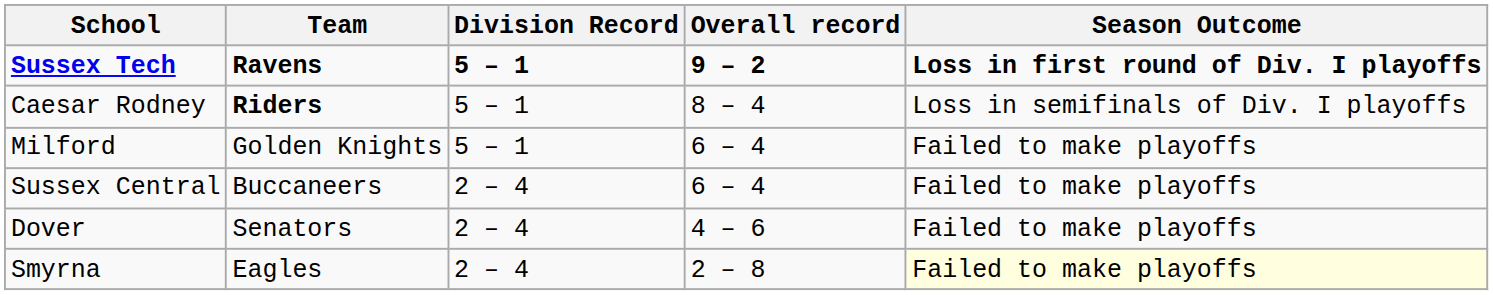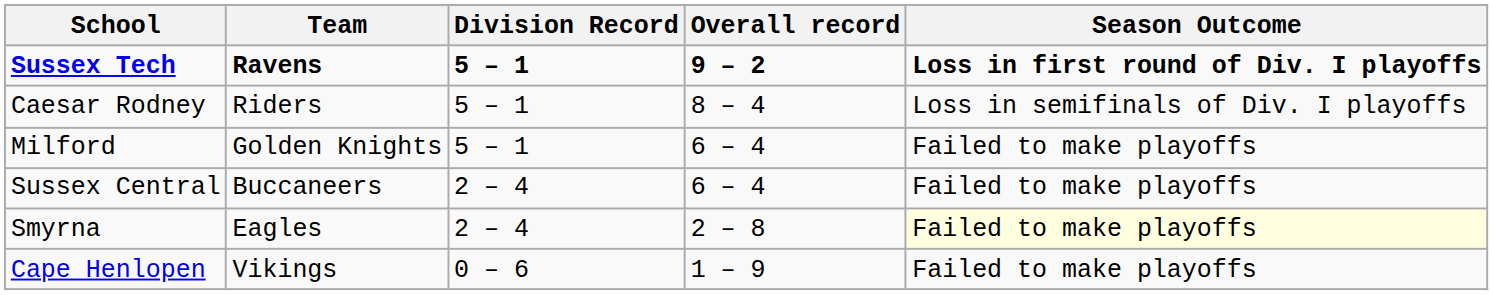(277, 107) bold -> (277, 107) normal
- row: (48, 229)
+ row: (108, 269)
